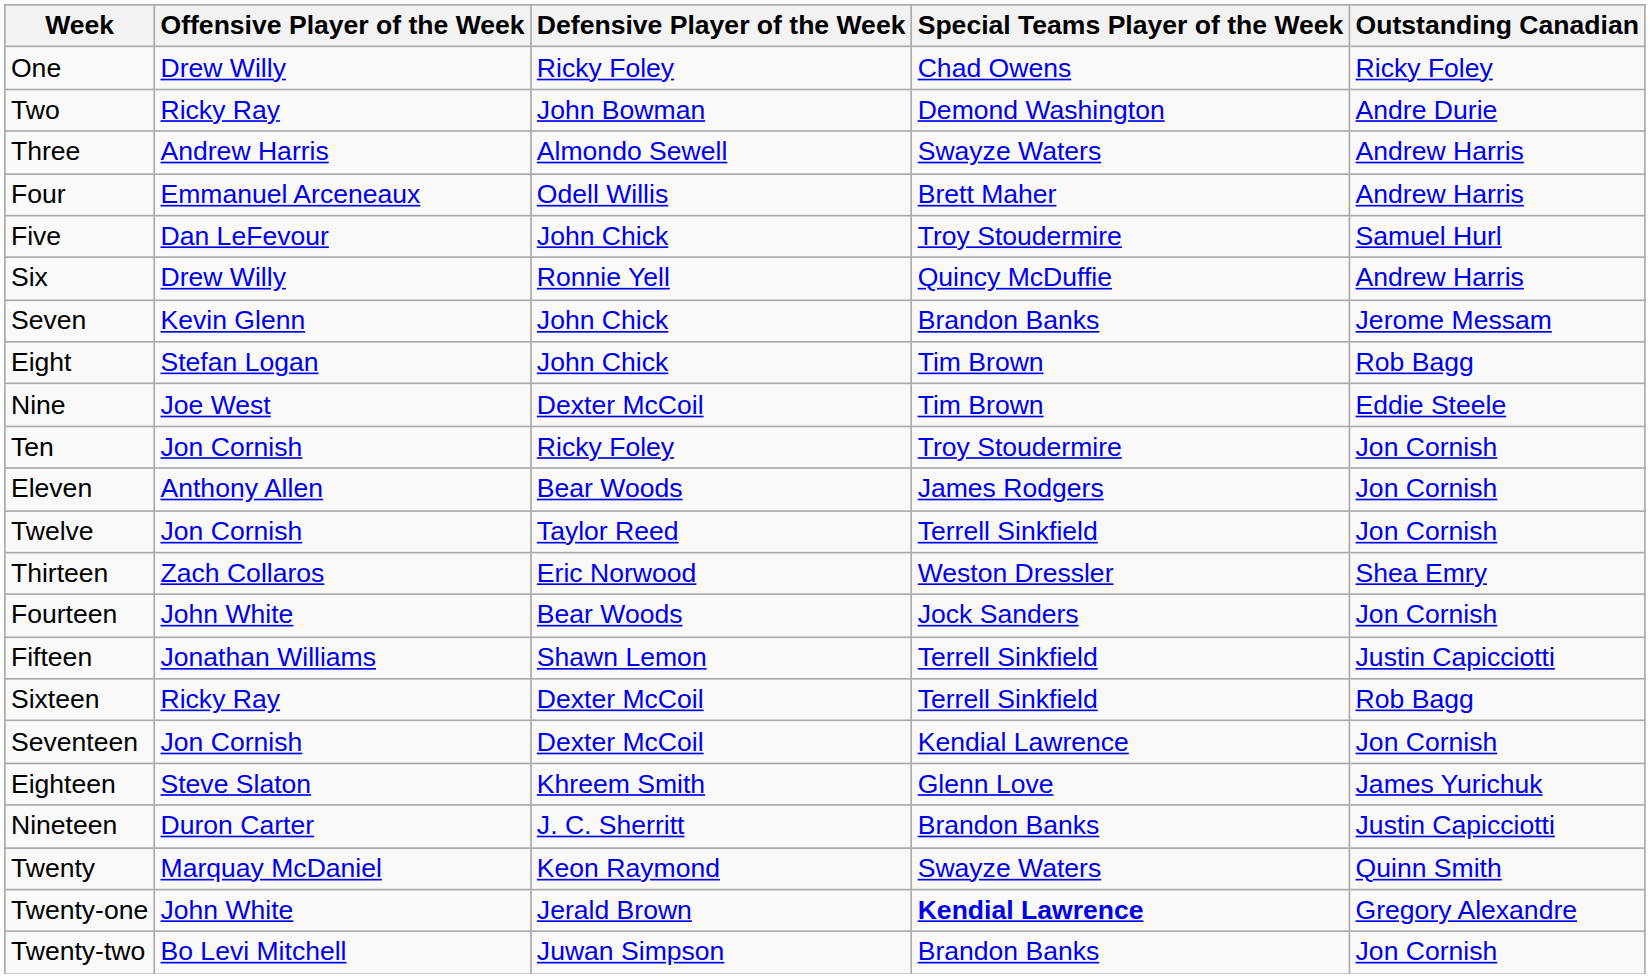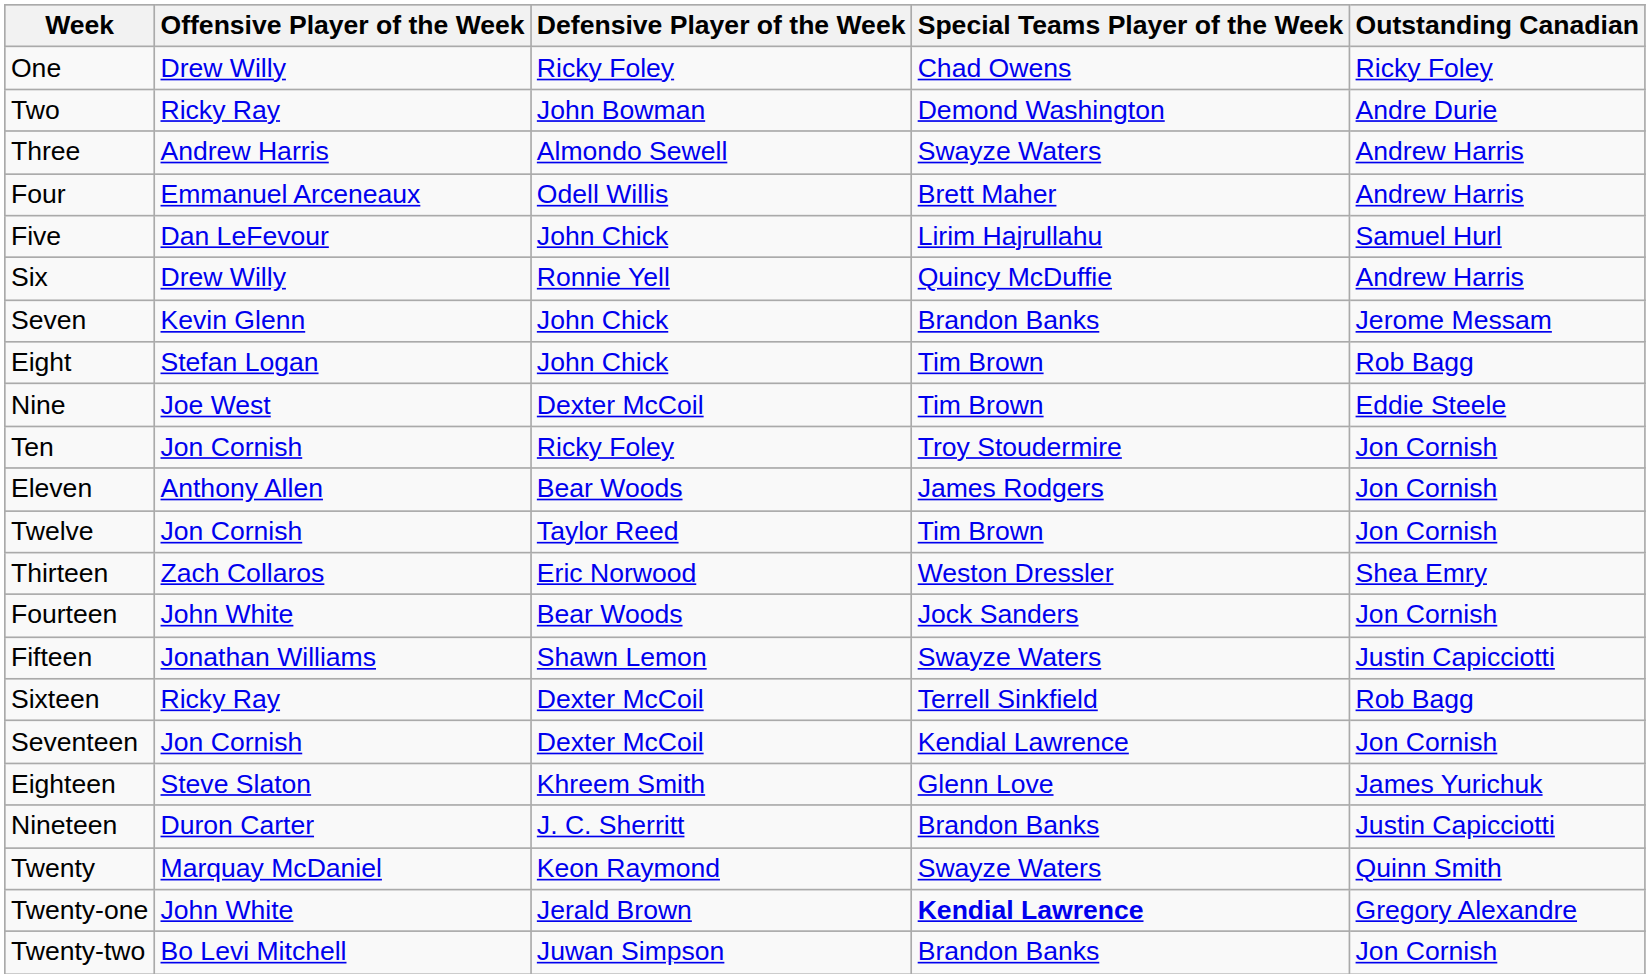(1020, 236) Troy Stoudermire -> (1010, 236) Lirim Hajrullahu
(1008, 531) Terrell Sinkfield -> (981, 531) Tim Brown
(1008, 657) Terrell Sinkfield -> (1009, 657) Swayze Waters
